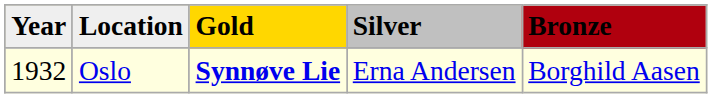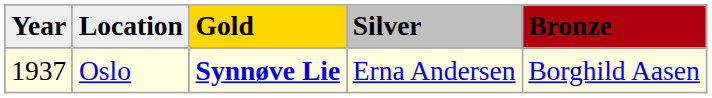(39, 69) 1932 -> (39, 69) 1937
